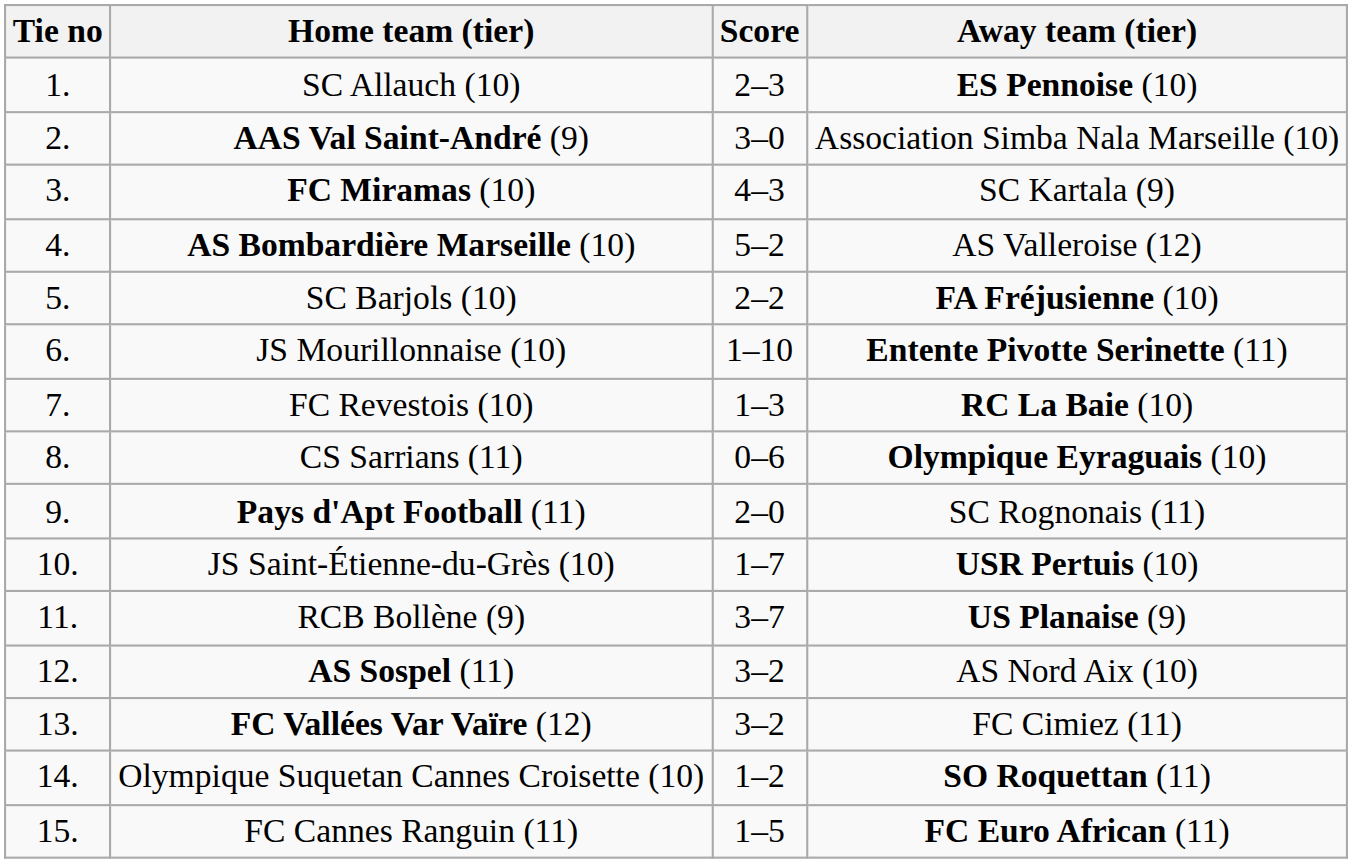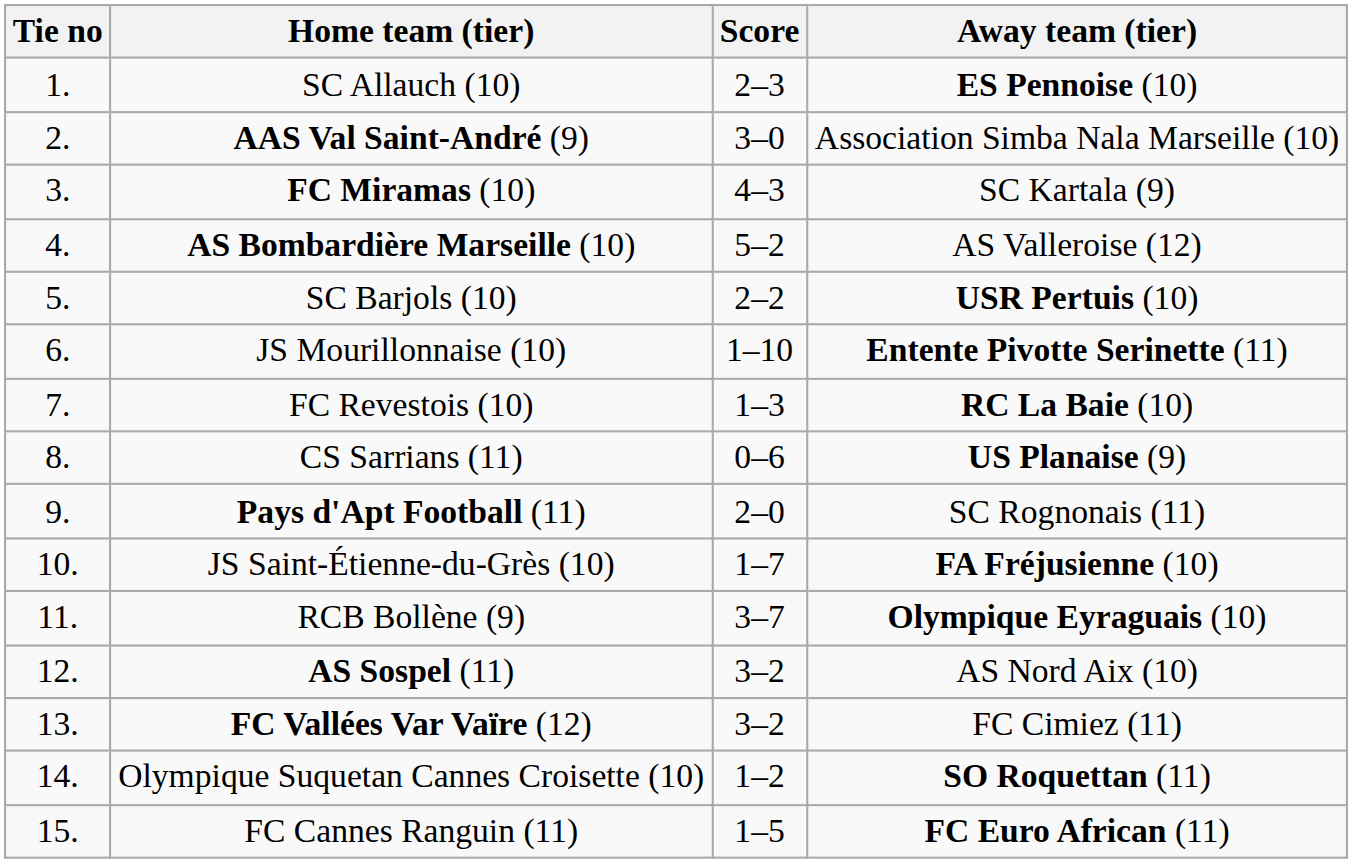(1077, 297) FA Fréjusienne (10) -> (1077, 297) USR Pertuis (10)
(1077, 457) Olympique Eyraguais (10) -> (1077, 457) US Planaise (9)
(1077, 564) USR Pertuis (10) -> (1077, 564) FA Fréjusienne (10)
(1077, 617) US Planaise (9) -> (1077, 617) Olympique Eyraguais (10)
